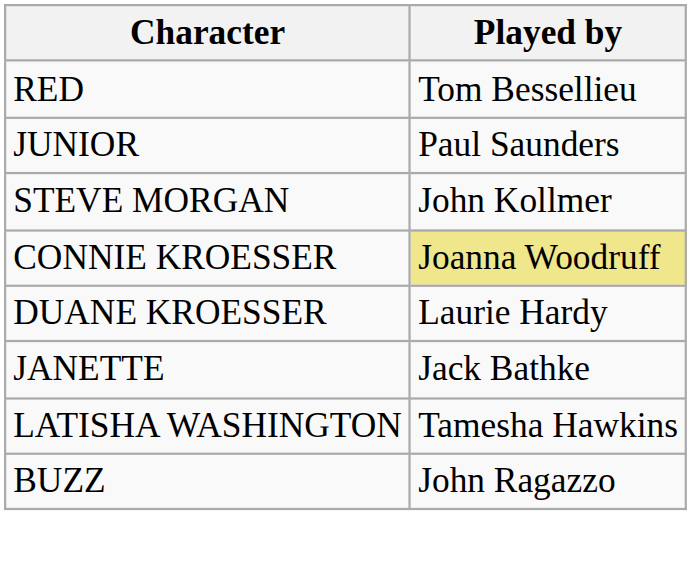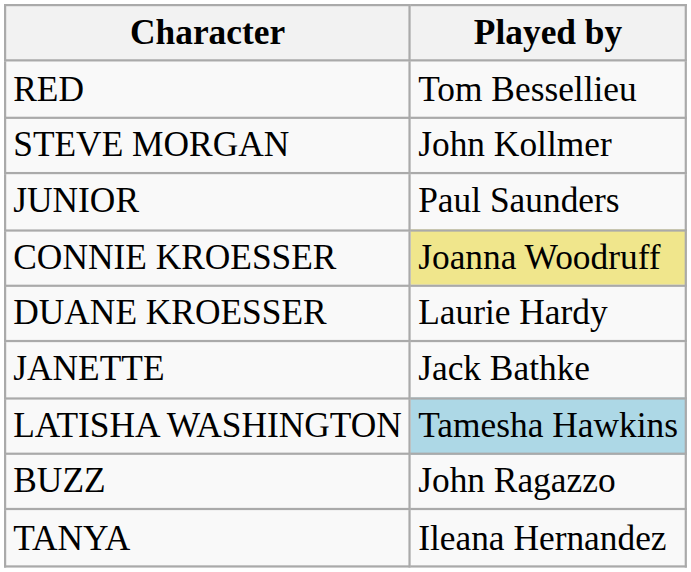rows swapped: (151, 200) <-> (76, 144)
(548, 425) no background -> (548, 425) lightblue background
+ row: (72, 537)
